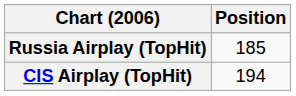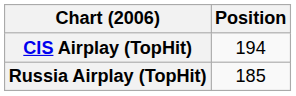rows swapped: (108, 76) <-> (108, 47)
